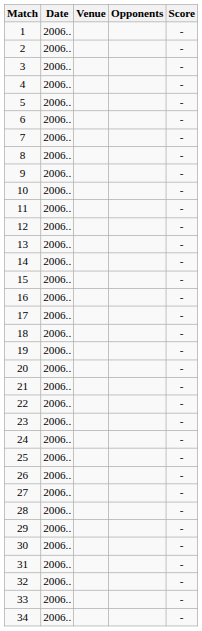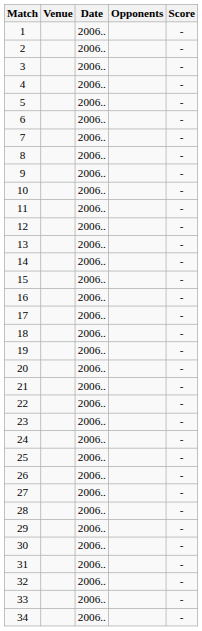columns swapped: (57, 13) <-> (91, 13)
